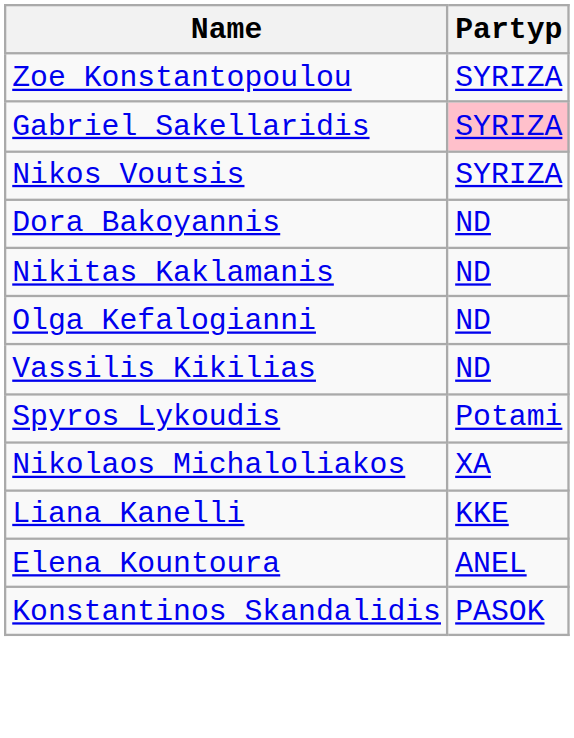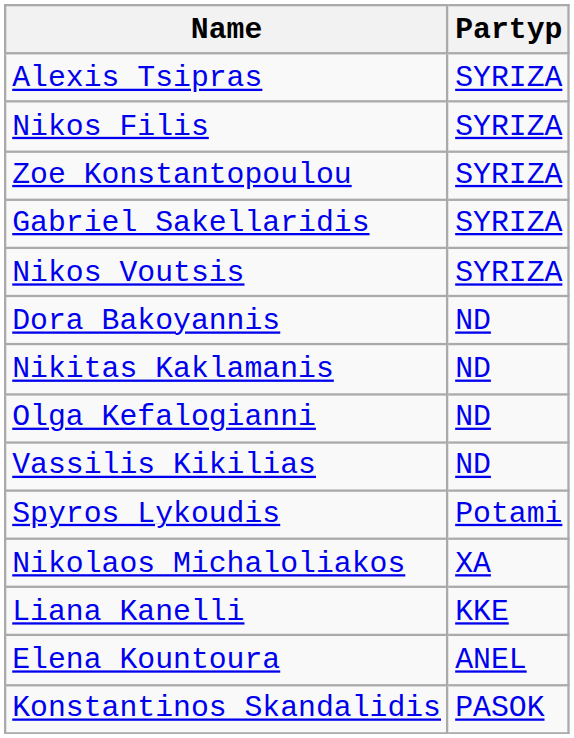+ row: (137, 78)
+ row: (111, 126)
(509, 126) pink background -> (509, 223) no background
